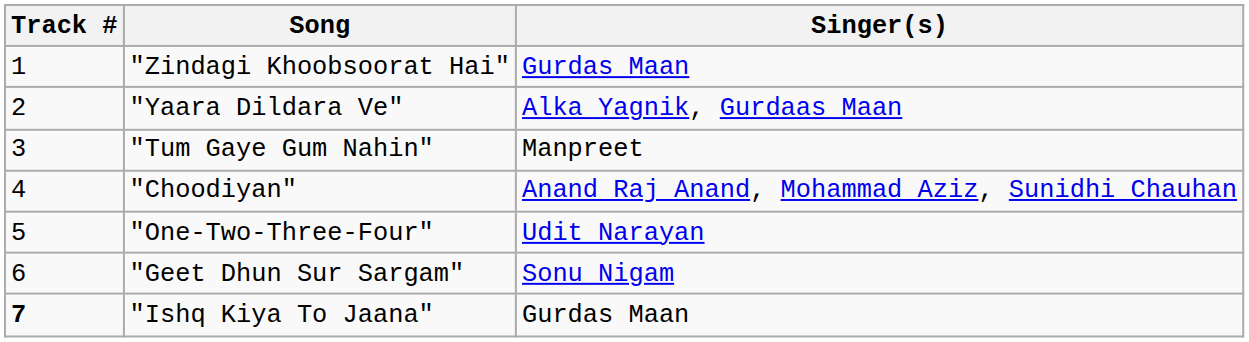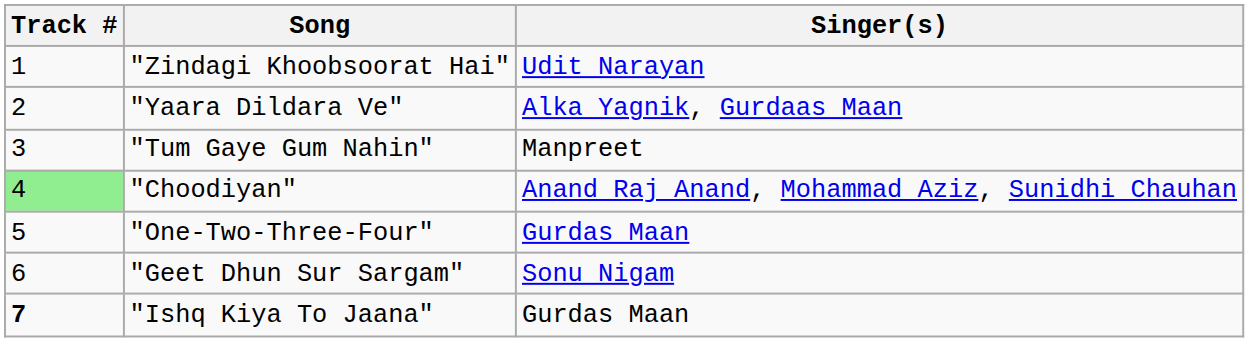(606, 67) Gurdas Maan -> (613, 67) Udit Narayan
(19, 191) no background -> (19, 191) lightgreen background
(613, 232) Udit Narayan -> (606, 232) Gurdas Maan
